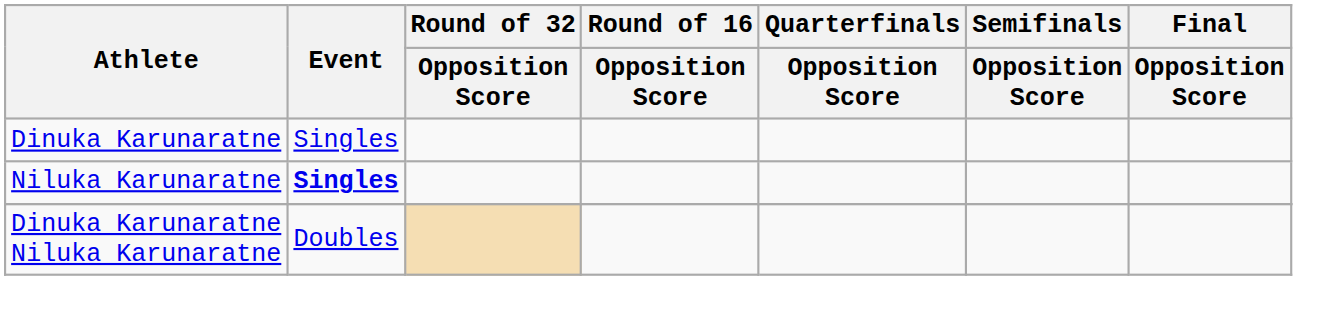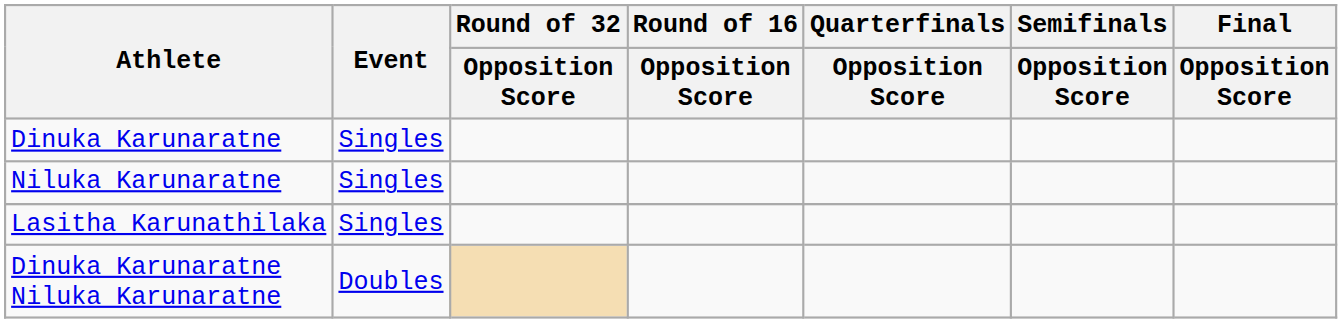(346, 182) bold -> (391, 182) normal
+ row: (169, 224)
